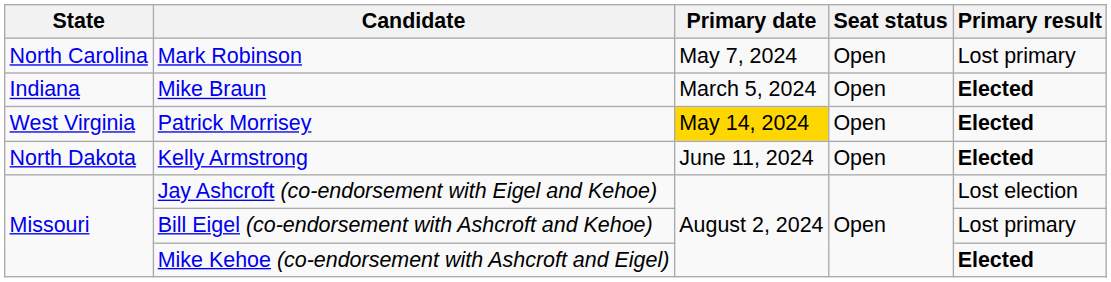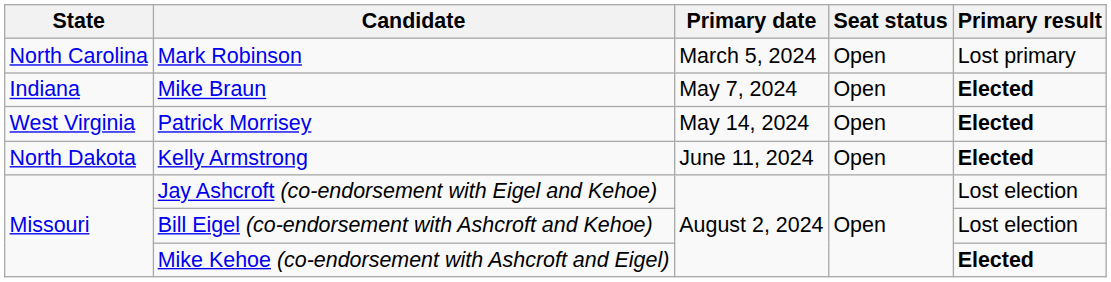(738, 55) May 7, 2024 -> (748, 55) March 5, 2024
(748, 89) March 5, 2024 -> (738, 89) May 7, 2024
(744, 123) gold background -> (744, 123) no background
(1017, 225) Lost primary -> (1018, 225) Lost election
